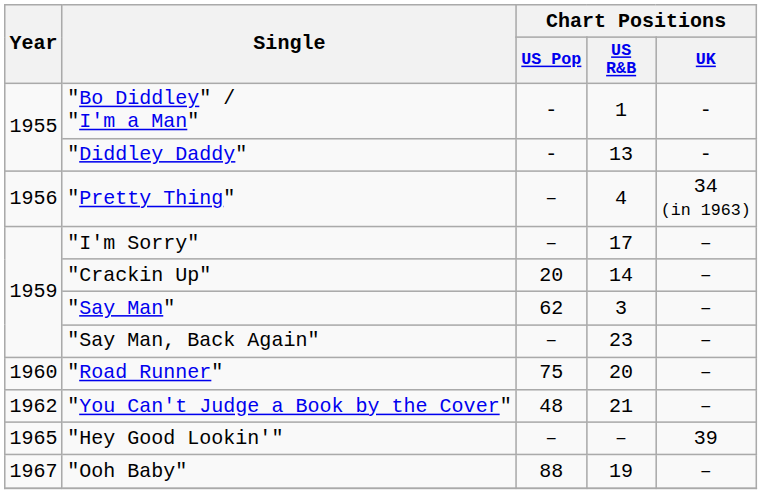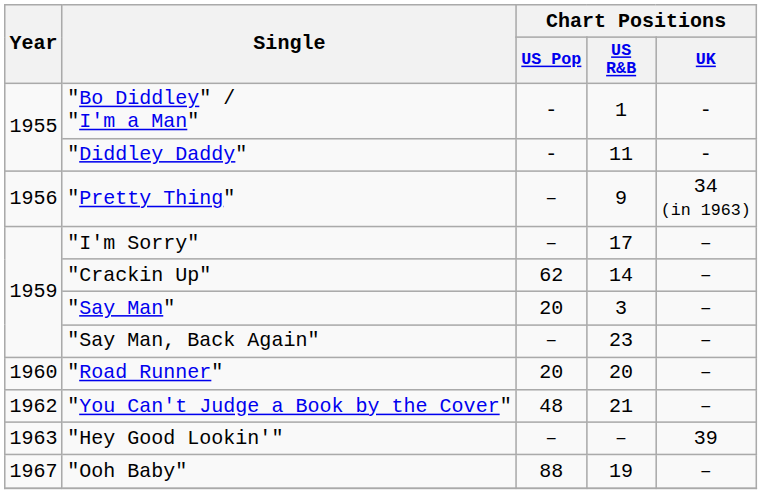(621, 155) 13 -> (621, 155) 11
(621, 199) 4 -> (621, 199) 9
(551, 276) 20 -> (551, 276) 62
(551, 308) 62 -> (551, 308) 20
(551, 373) 75 -> (551, 373) 20
(34, 439) 1965 -> (34, 439) 1963
